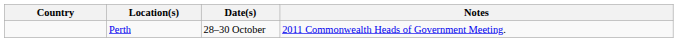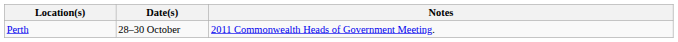- column: (55, 12)
